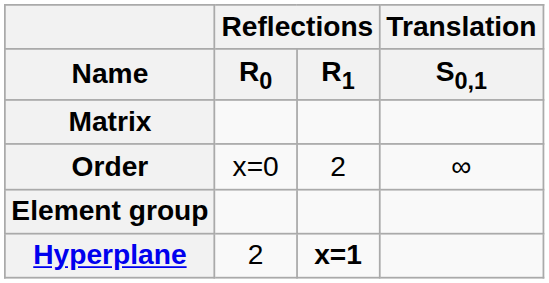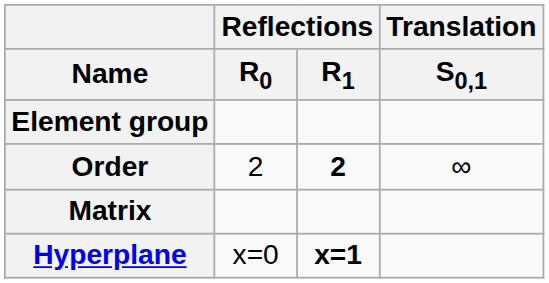rows swapped: (110, 211) <-> (110, 121)
(256, 166) x=0 -> (256, 166) 2
(338, 166) normal -> (338, 166) bold
(256, 255) 2 -> (256, 255) x=0
